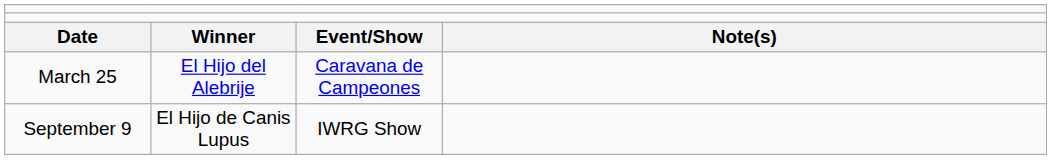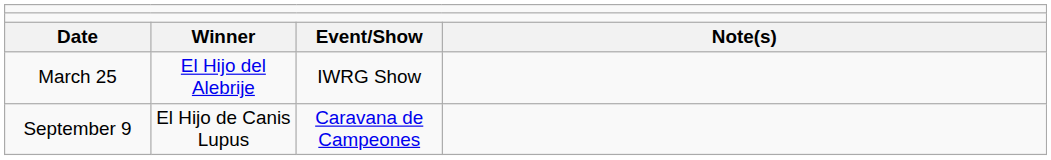(369, 77) Caravana de Campeones -> (369, 77) IWRG Show
(369, 128) IWRG Show -> (369, 128) Caravana de Campeones
